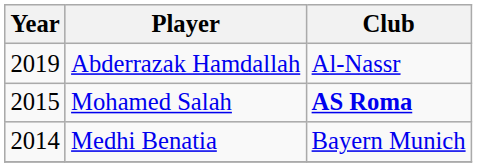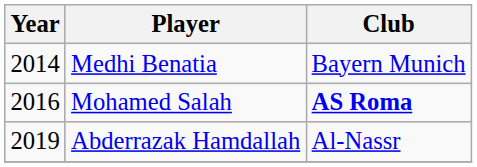rows swapped: (144, 141) <-> (186, 63)
(35, 102) 2015 -> (35, 102) 2016
